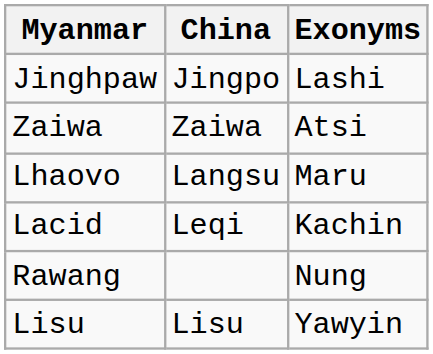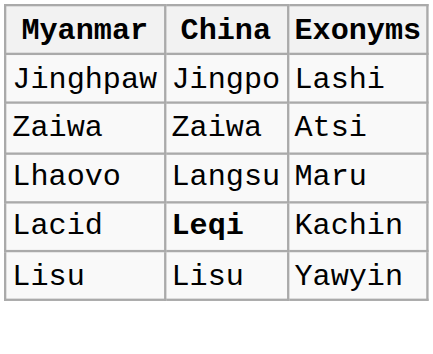(208, 226) normal -> (208, 226) bold
- row: (67, 276)
